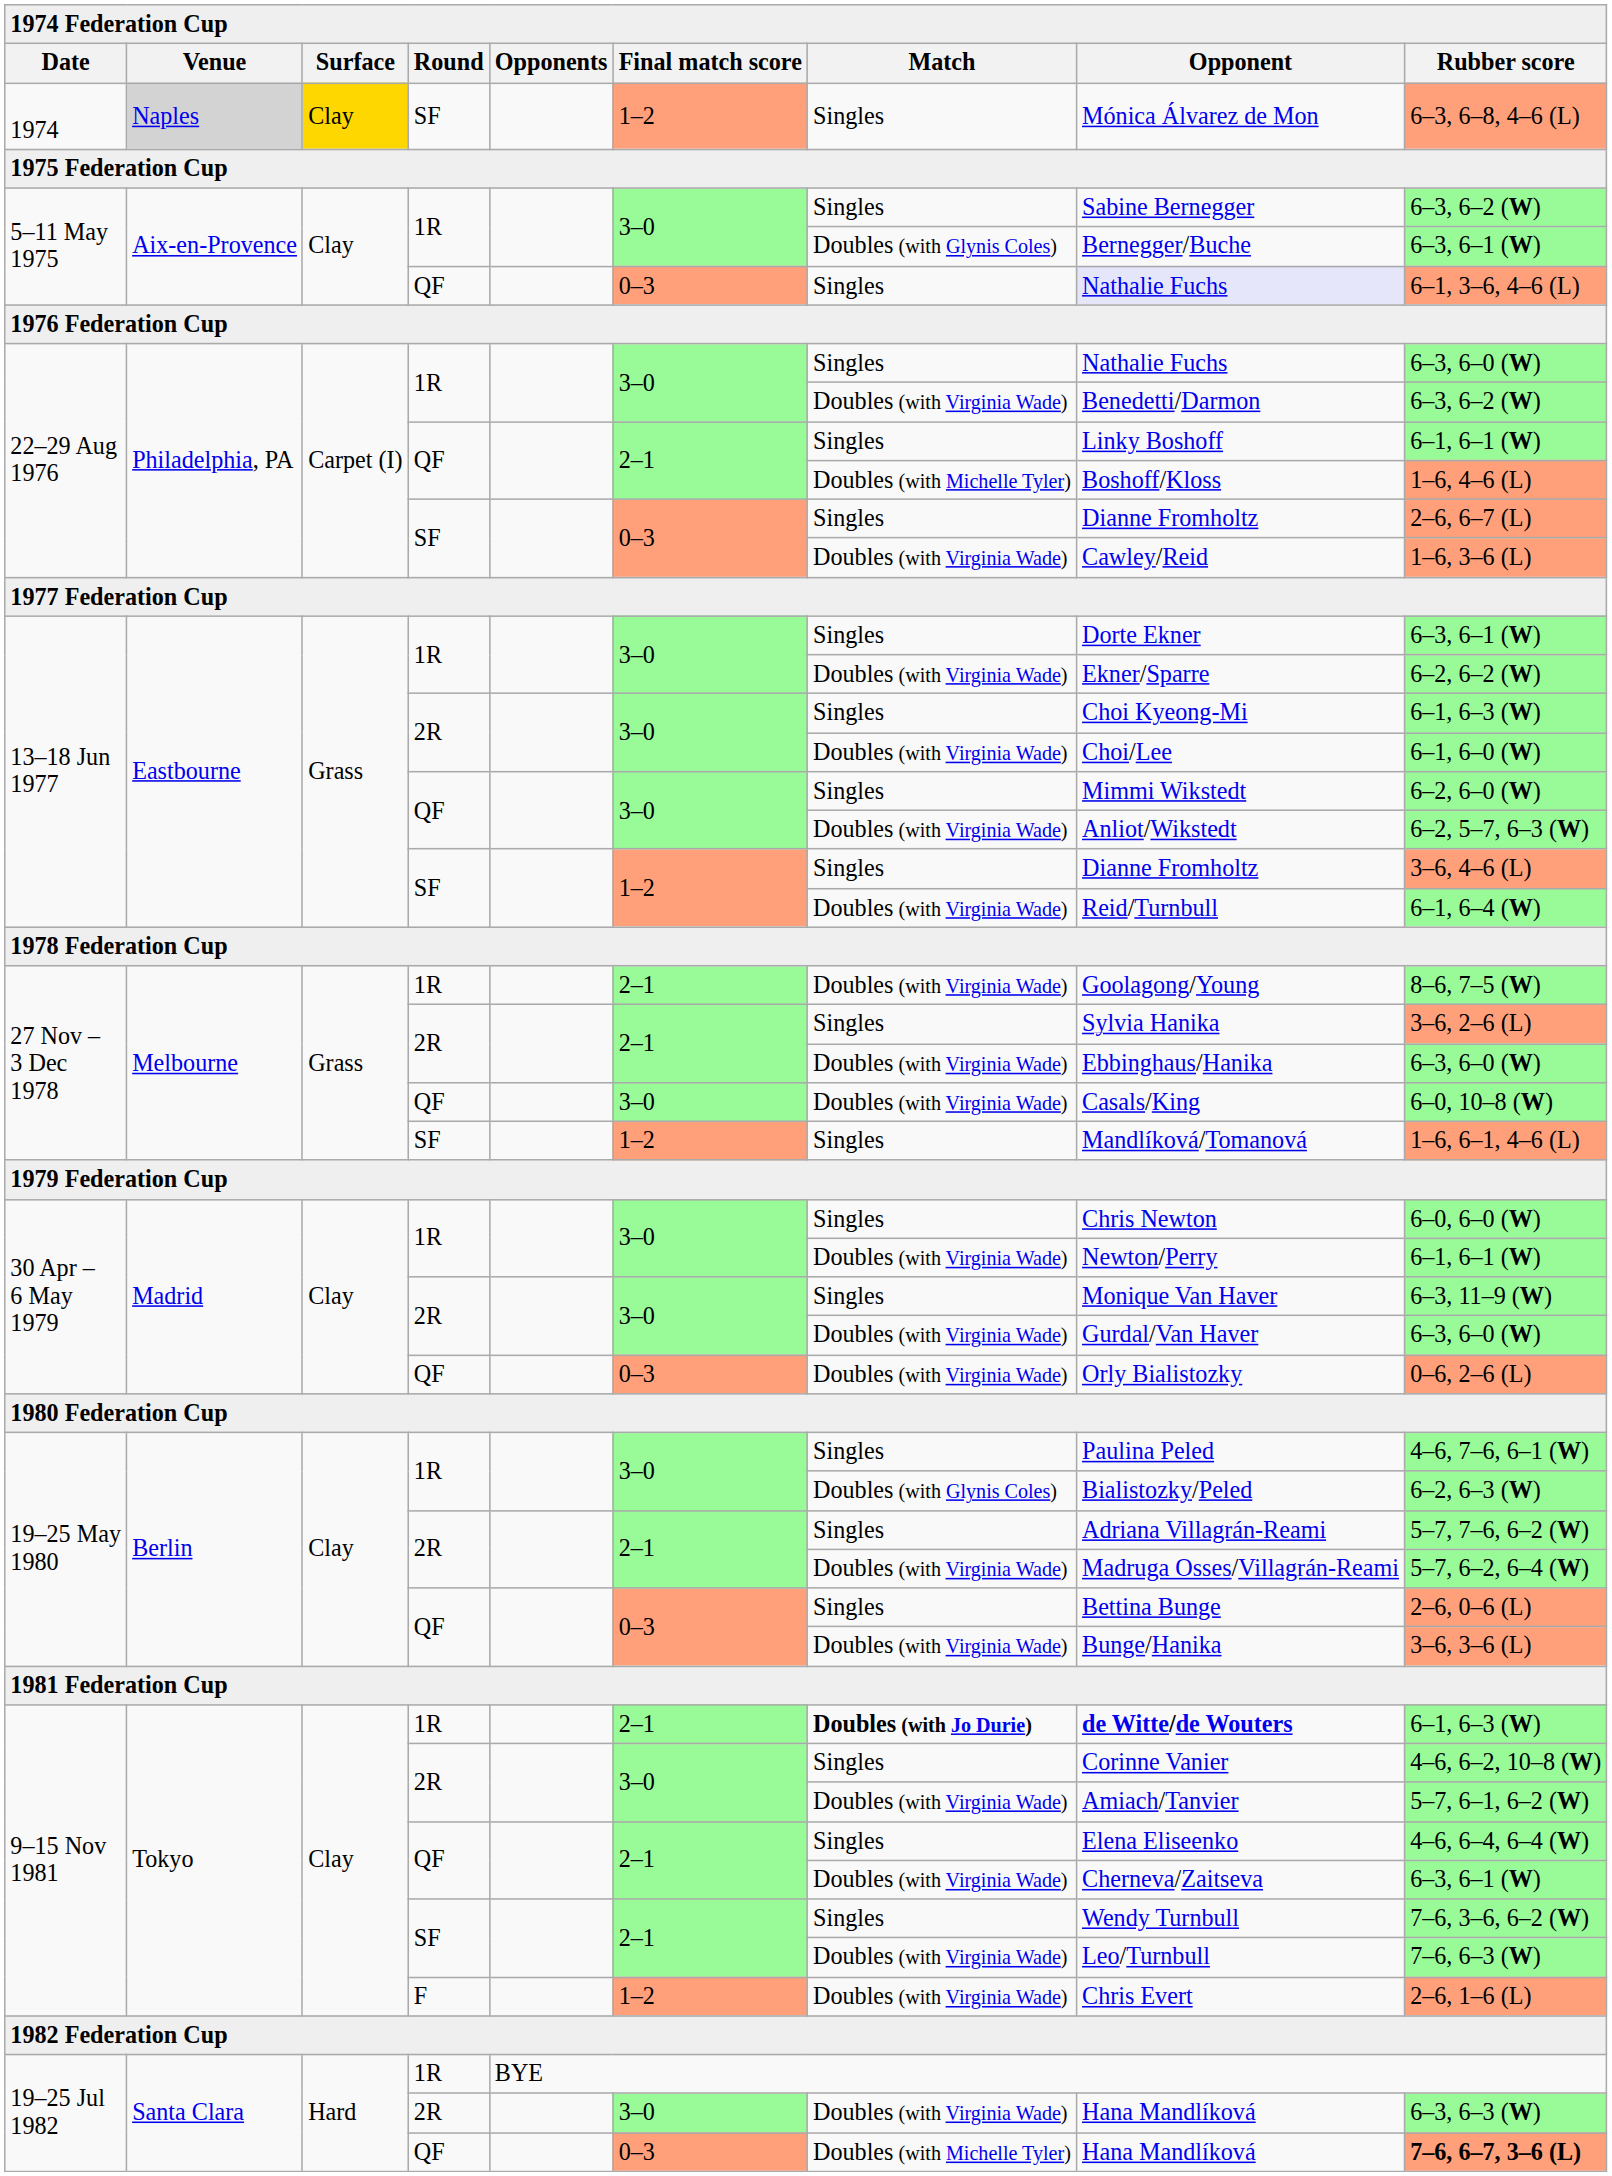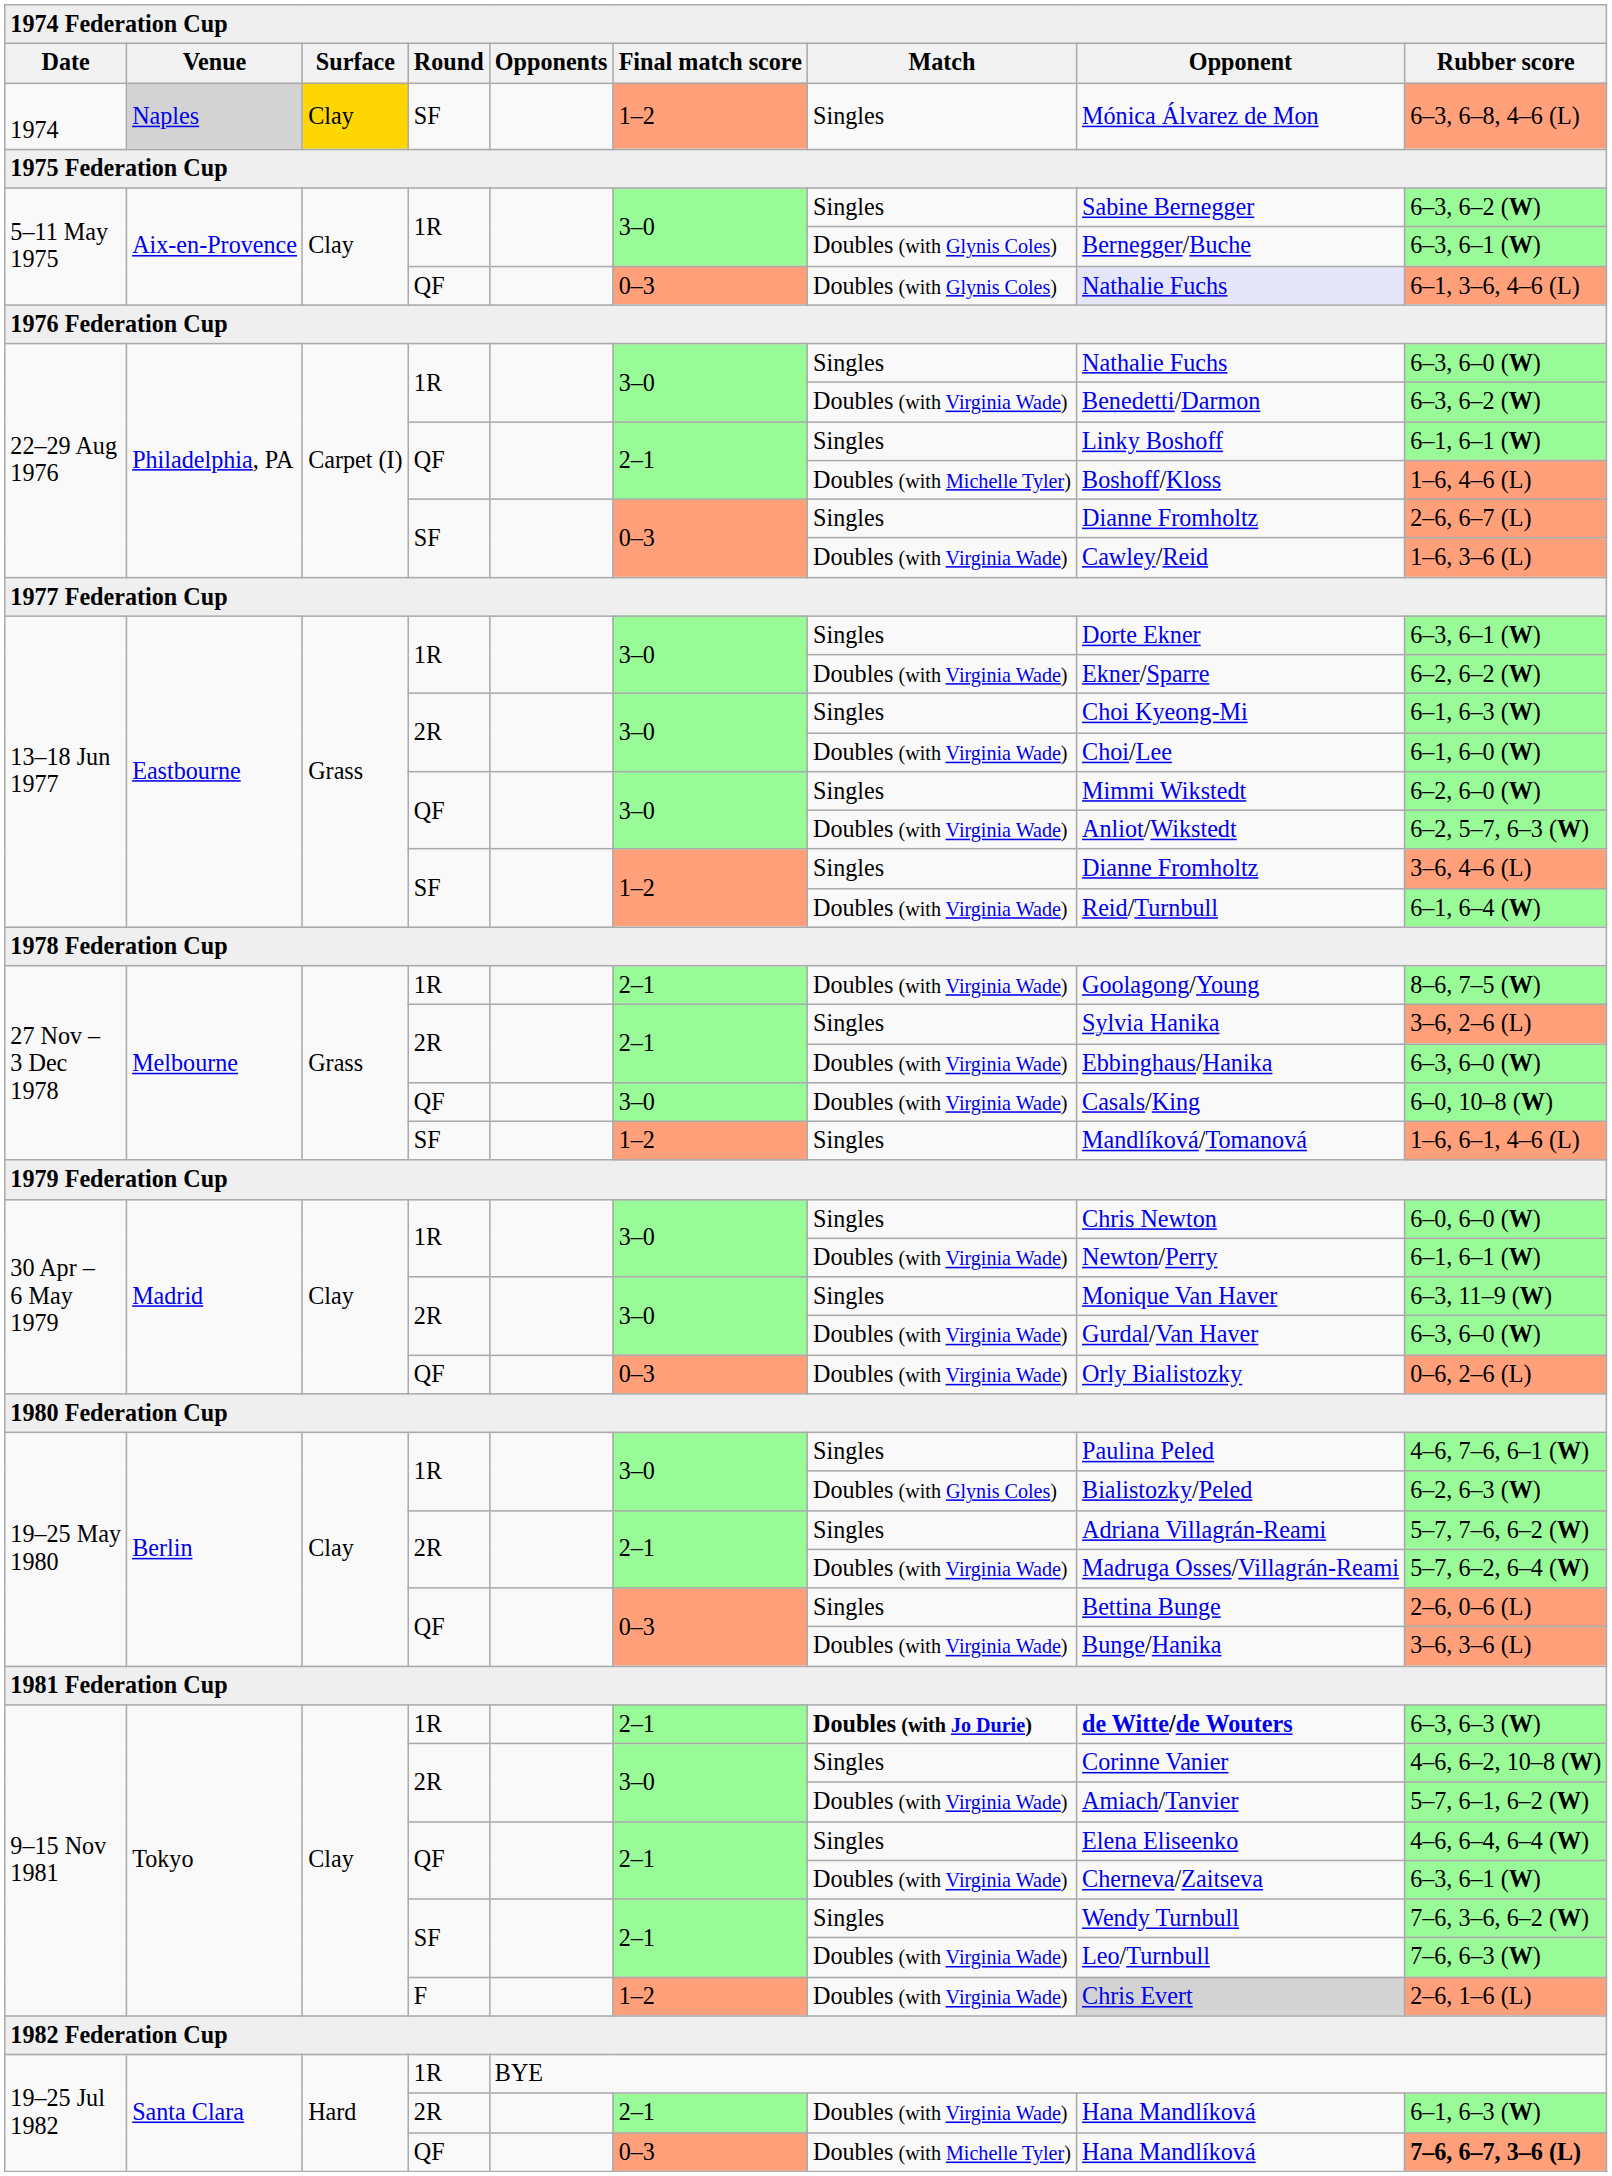(849, 284) Singles -> (935, 284) Doubles (with Glynis Coles)
(1476, 1723) 6–1, 6–3 (W) -> (1476, 1723) 6–3, 6–3 (W)
(1137, 1995) no background -> (1137, 1995) lightgrey background
(637, 2112) 3–0 -> (637, 2112) 2–1
(1476, 2112) 6–3, 6–3 (W) -> (1476, 2112) 6–1, 6–3 (W)
